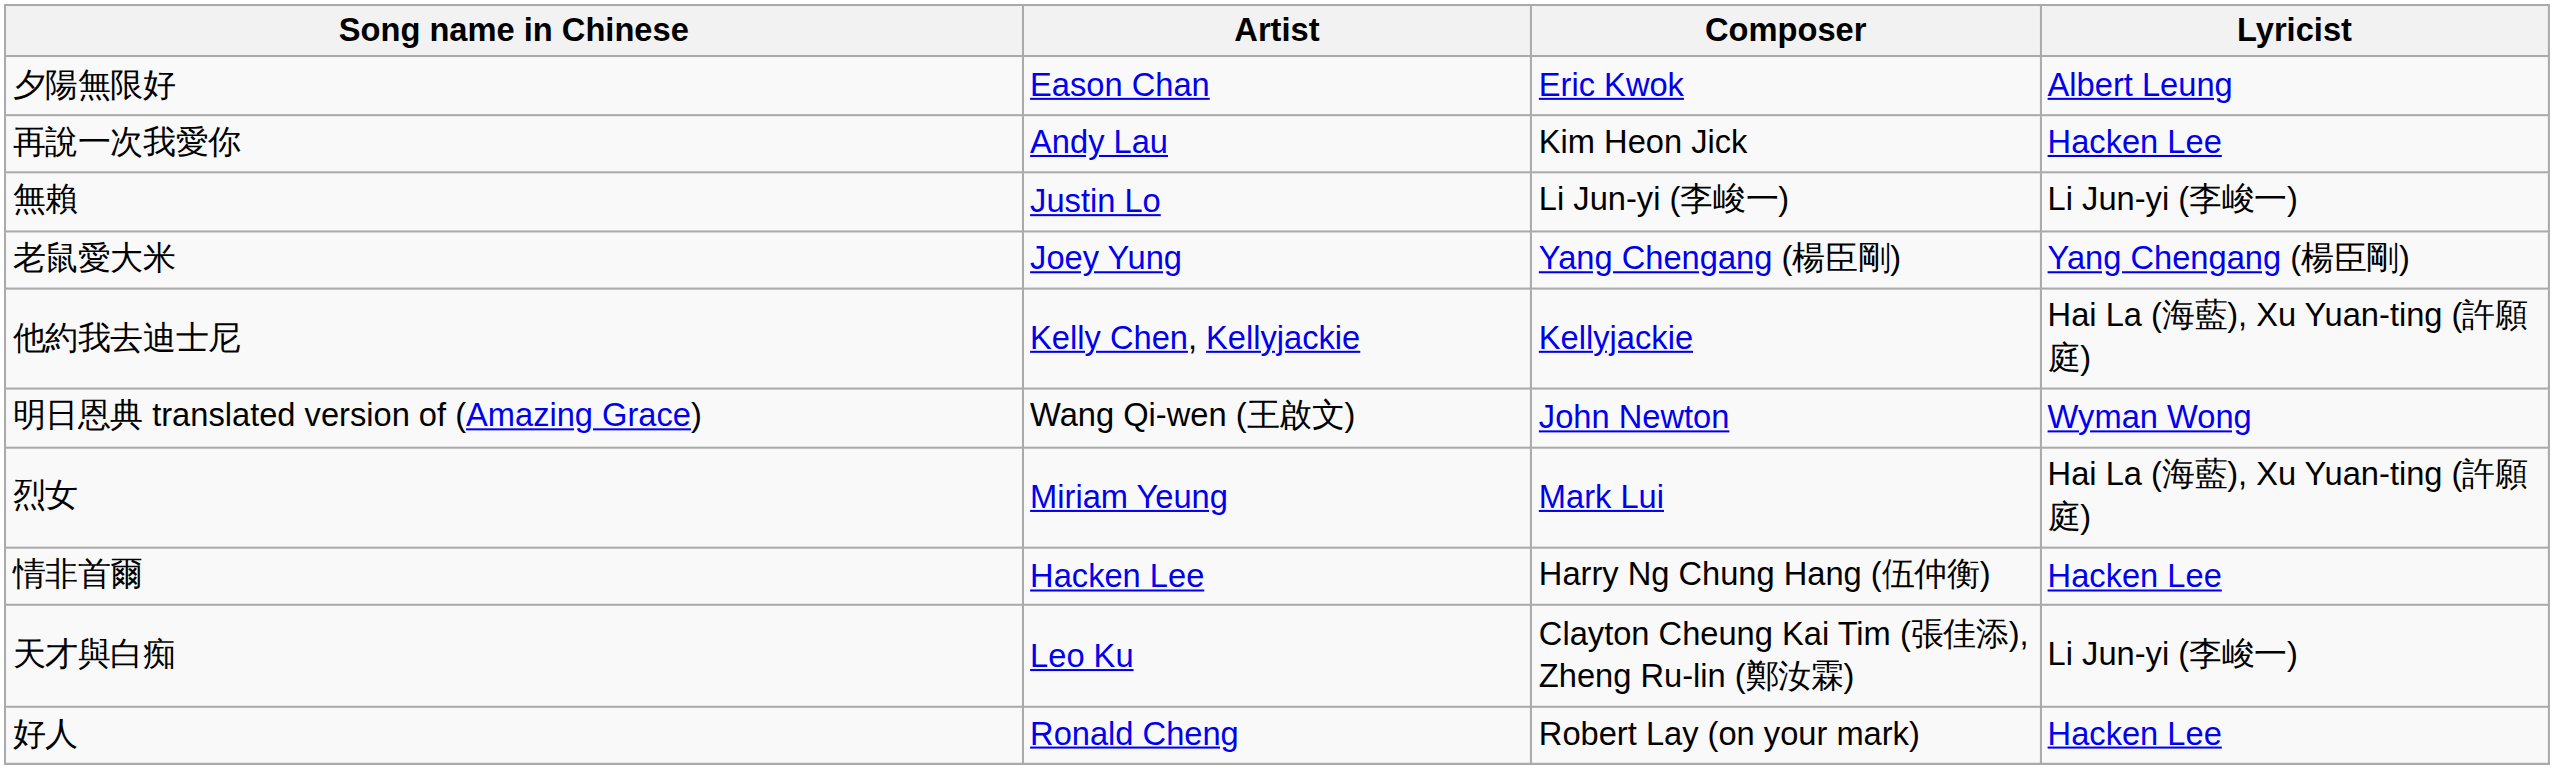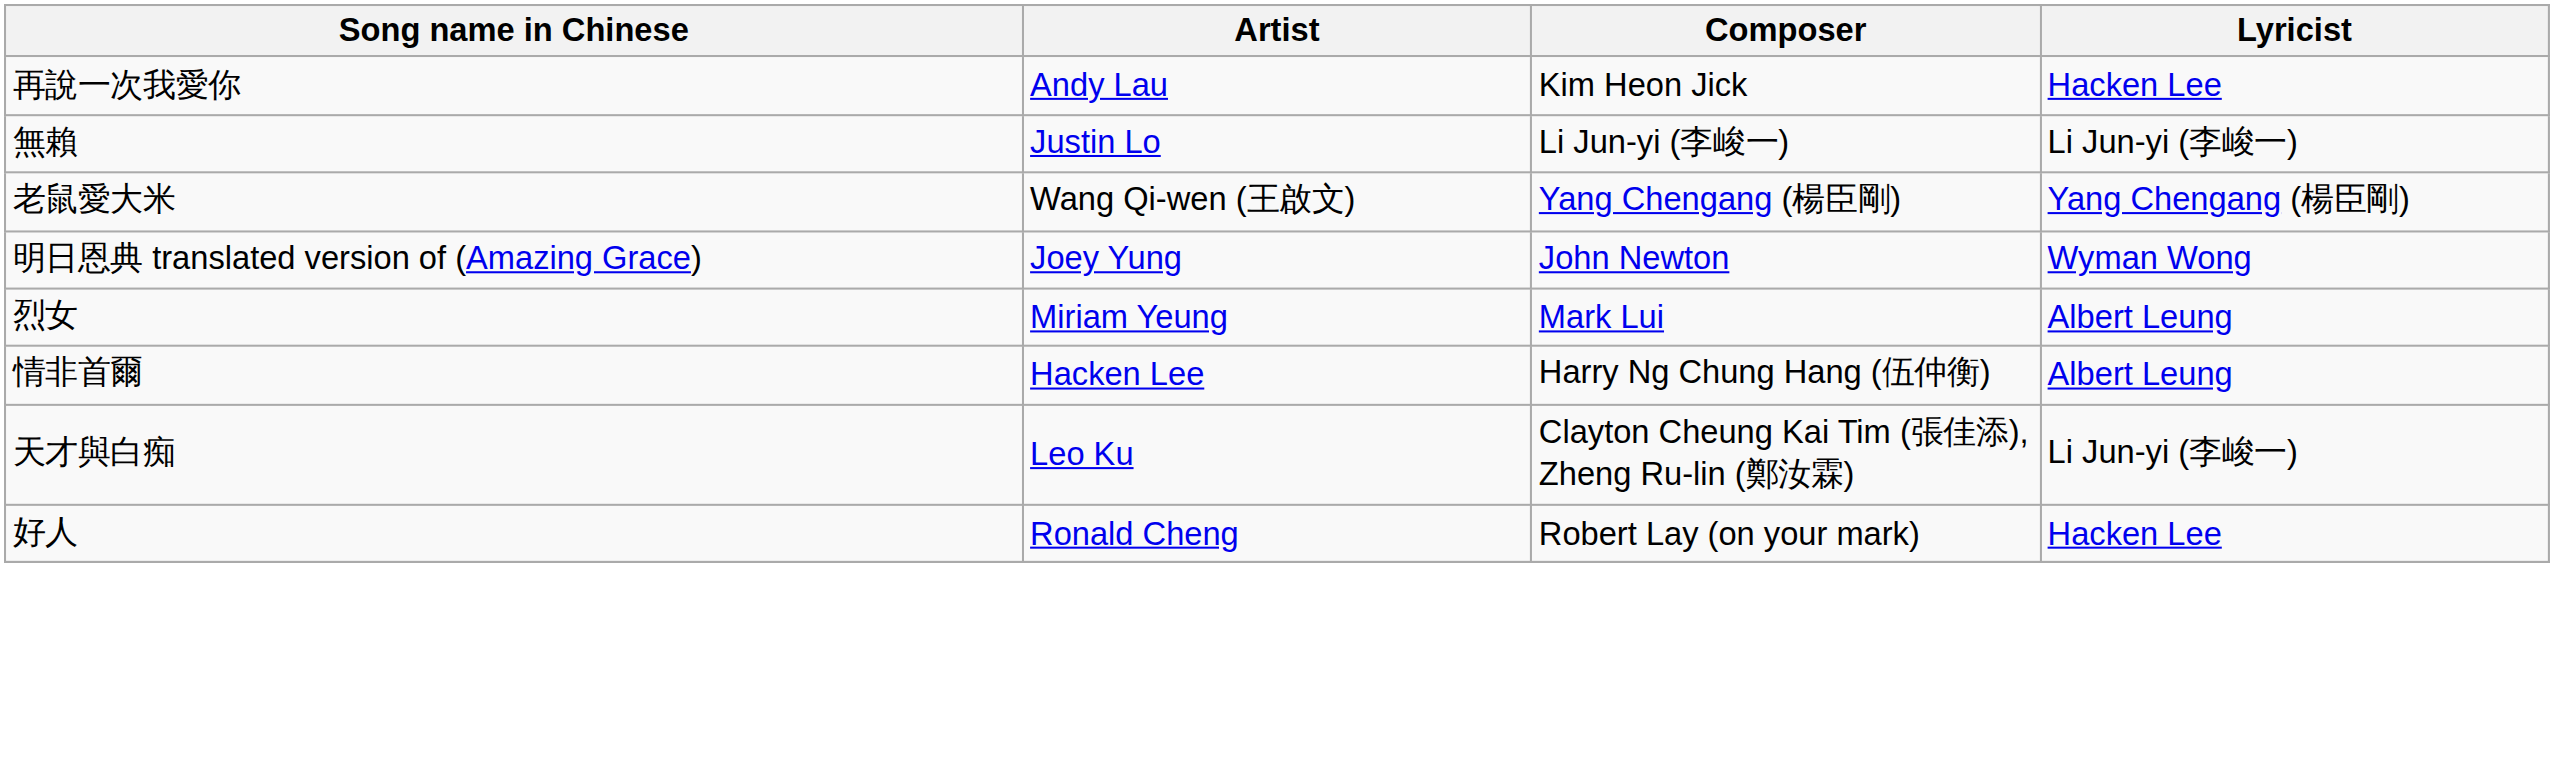- row: (94, 84)
(1106, 258) Joey Yung -> (1193, 199) Wang Qi-wen (王啟文)
- row: (127, 337)
(1193, 416) Wang Qi-wen (王啟文) -> (1106, 258) Joey Yung
(2288, 495) Hai La (海藍), Xu Yuan-ting (許願庭) -> (2140, 316) Albert Leung
(2135, 576) Hacken Lee -> (2140, 374) Albert Leung
